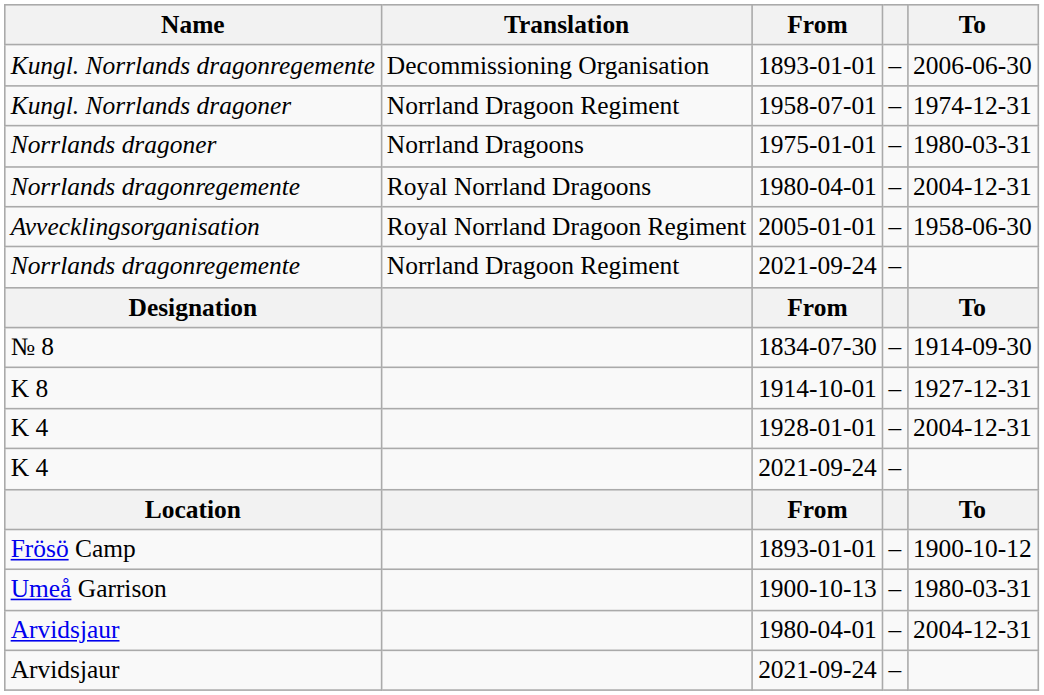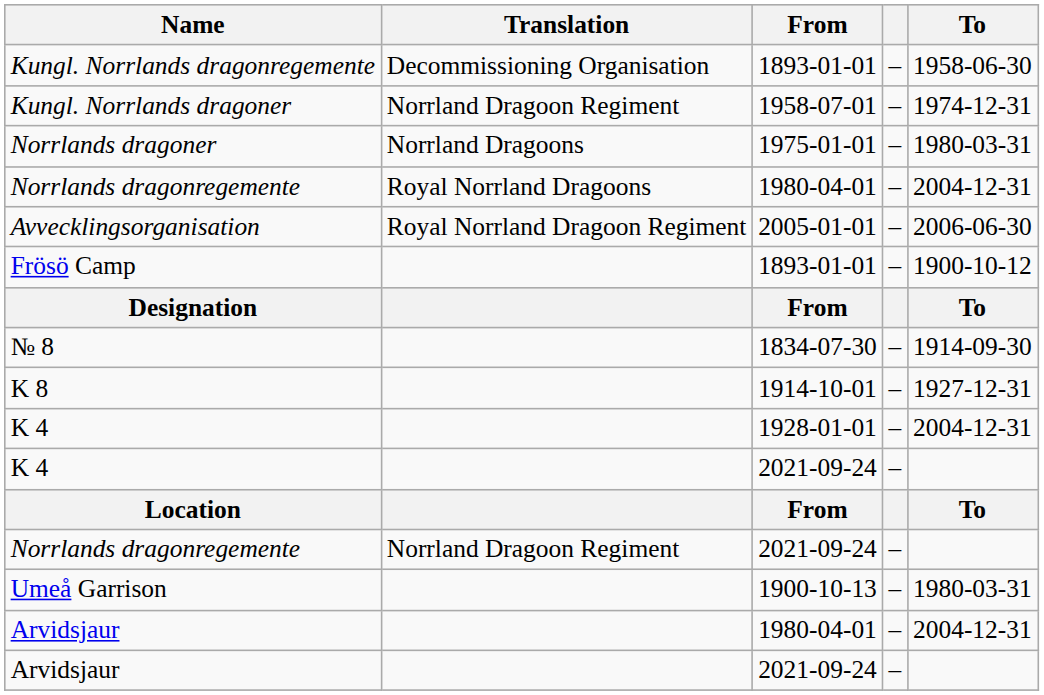(972, 65) 2006-06-30 -> (972, 65) 1958-06-30
(972, 226) 1958-06-30 -> (972, 226) 2006-06-30
rows swapped: (155, 266) <-> (73, 549)
